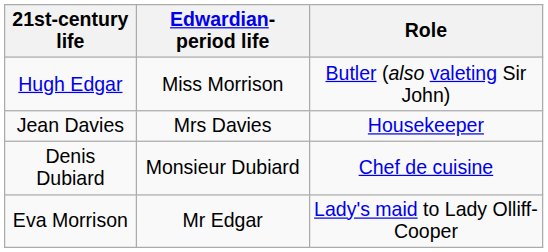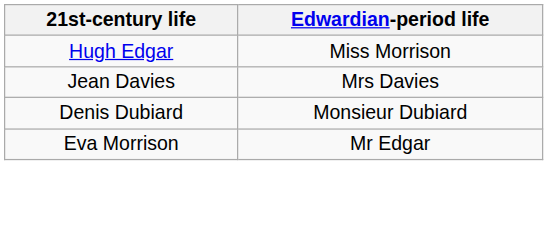- column: (426, 30)
